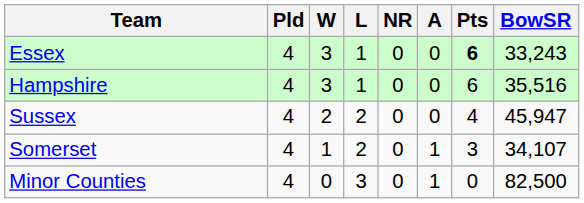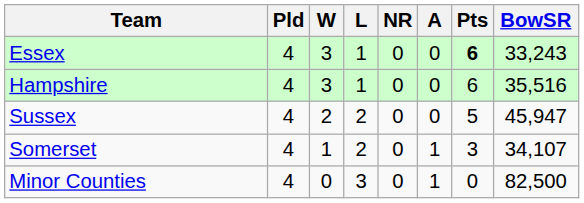(472, 117) 4 -> (472, 117) 5
